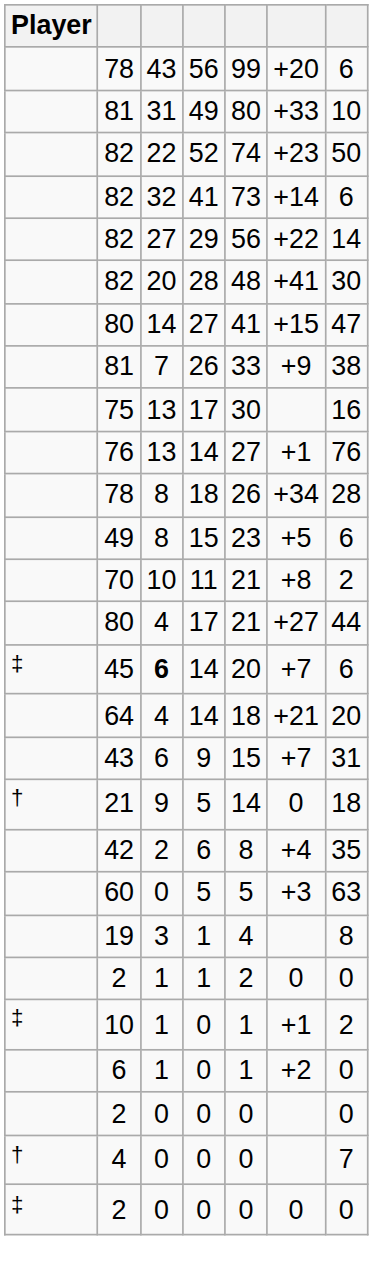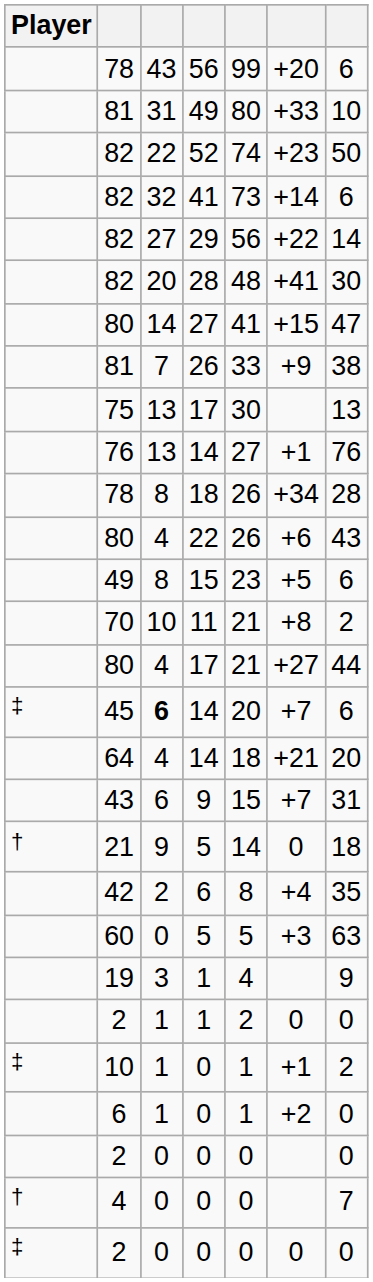(346, 409) 16 -> (346, 409) 13
+ row: (119, 537)
(346, 935) 8 -> (346, 978) 9
